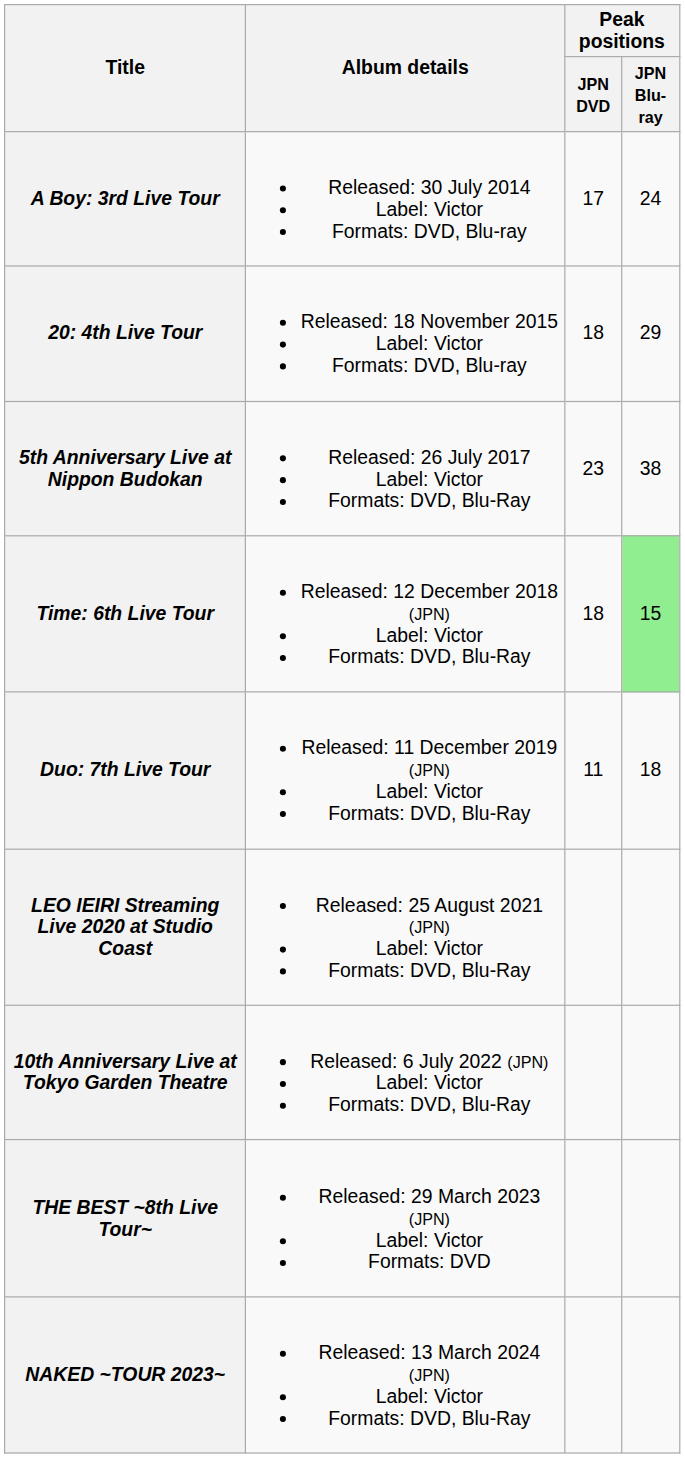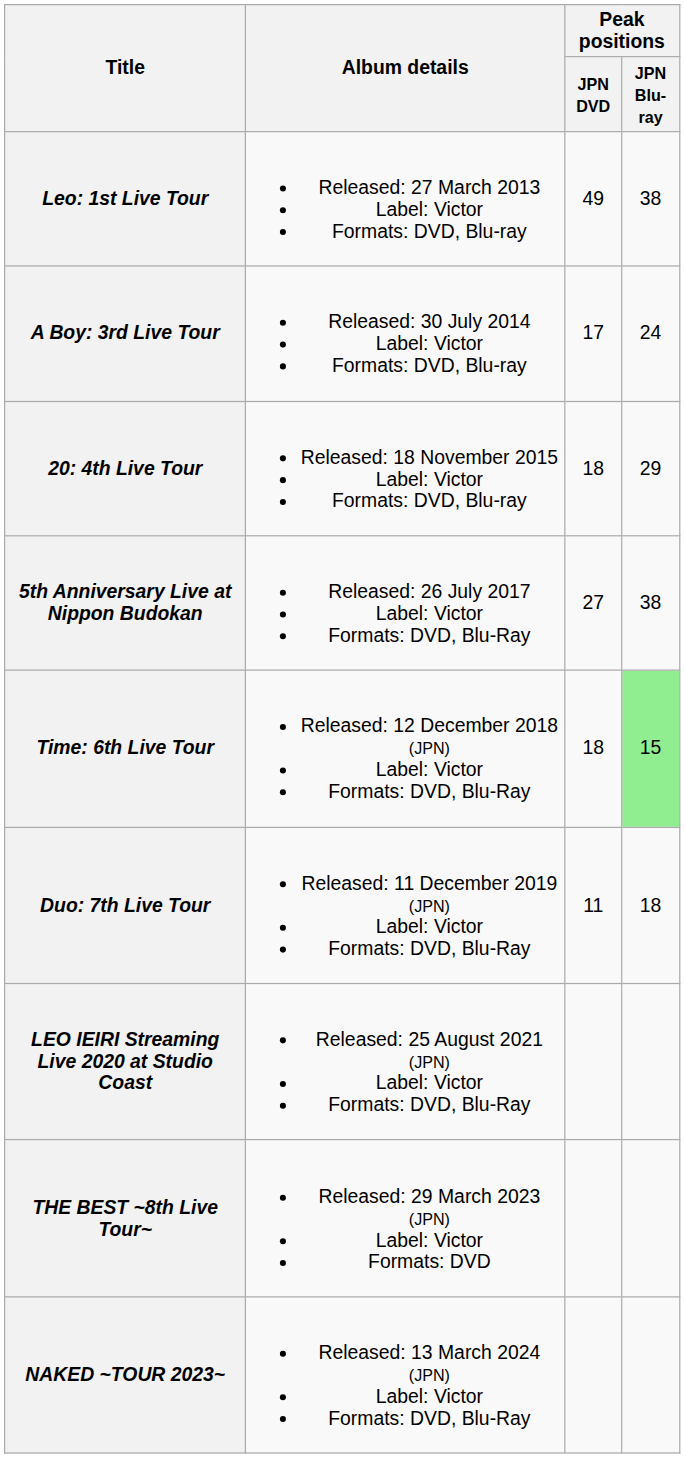+ row: (125, 198)
(593, 468) 23 -> (593, 602) 27
- row: (125, 1072)
